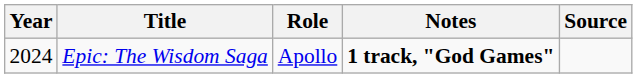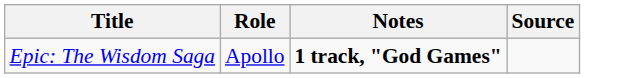- column: (31, 21)
